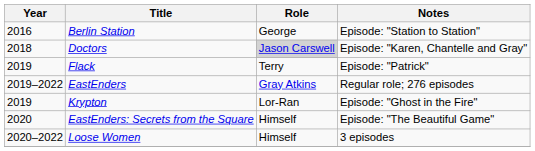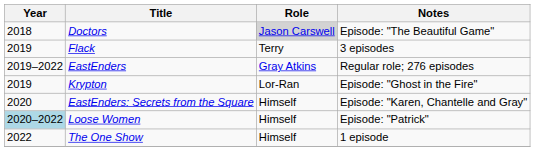- row: (101, 31)
(434, 48) Episode: "Karen, Chantelle and Gray" -> (417, 31) Episode: "The Beautiful Game"
(384, 66) Episode: "Patrick" -> (367, 48) 3 episodes
(417, 119) Episode: "The Beautiful Game" -> (434, 102) Episode: "Karen, Chantelle and Gray"
(35, 137) no background -> (35, 119) lightblue background
(367, 137) 3 episodes -> (384, 119) Episode: "Patrick"
+ row: (106, 137)
